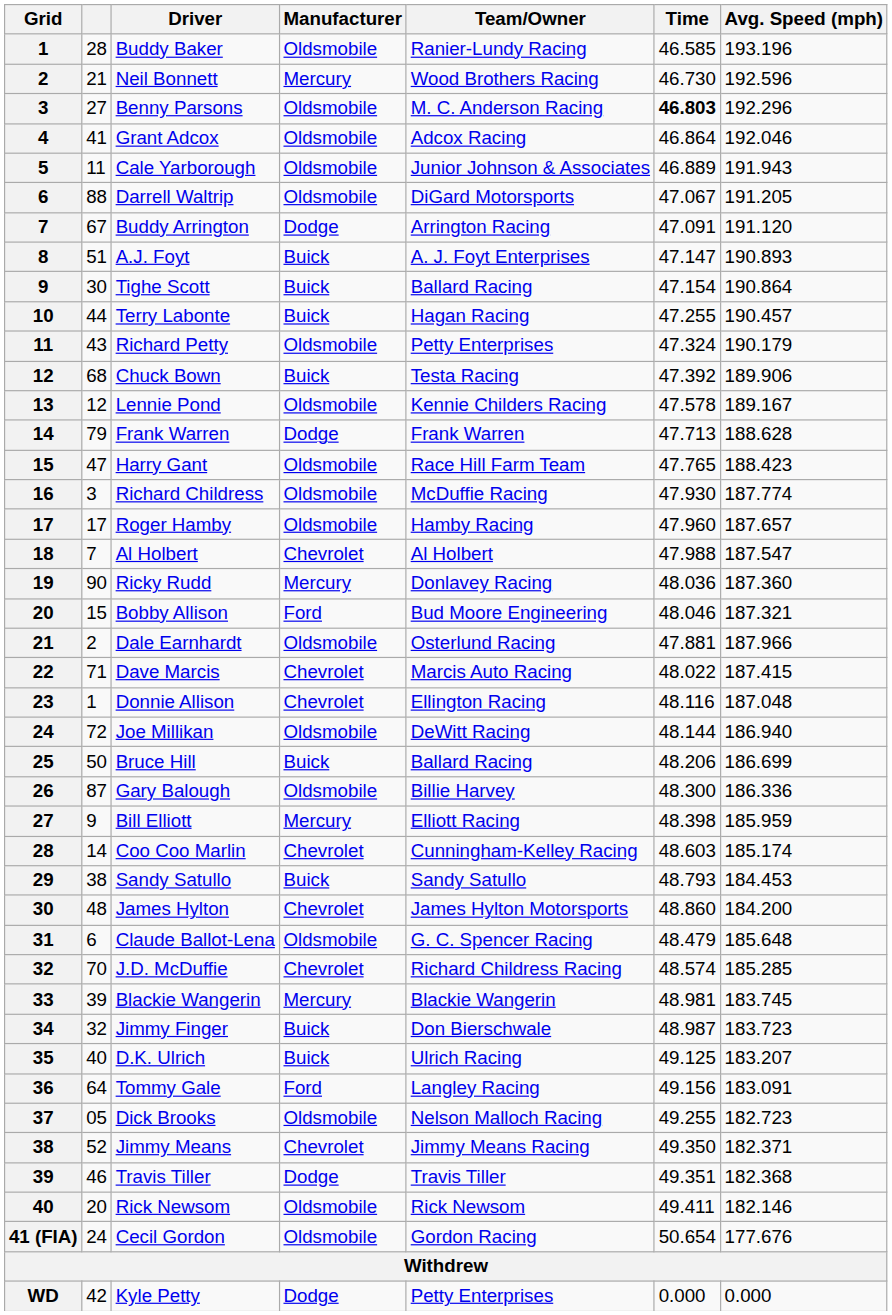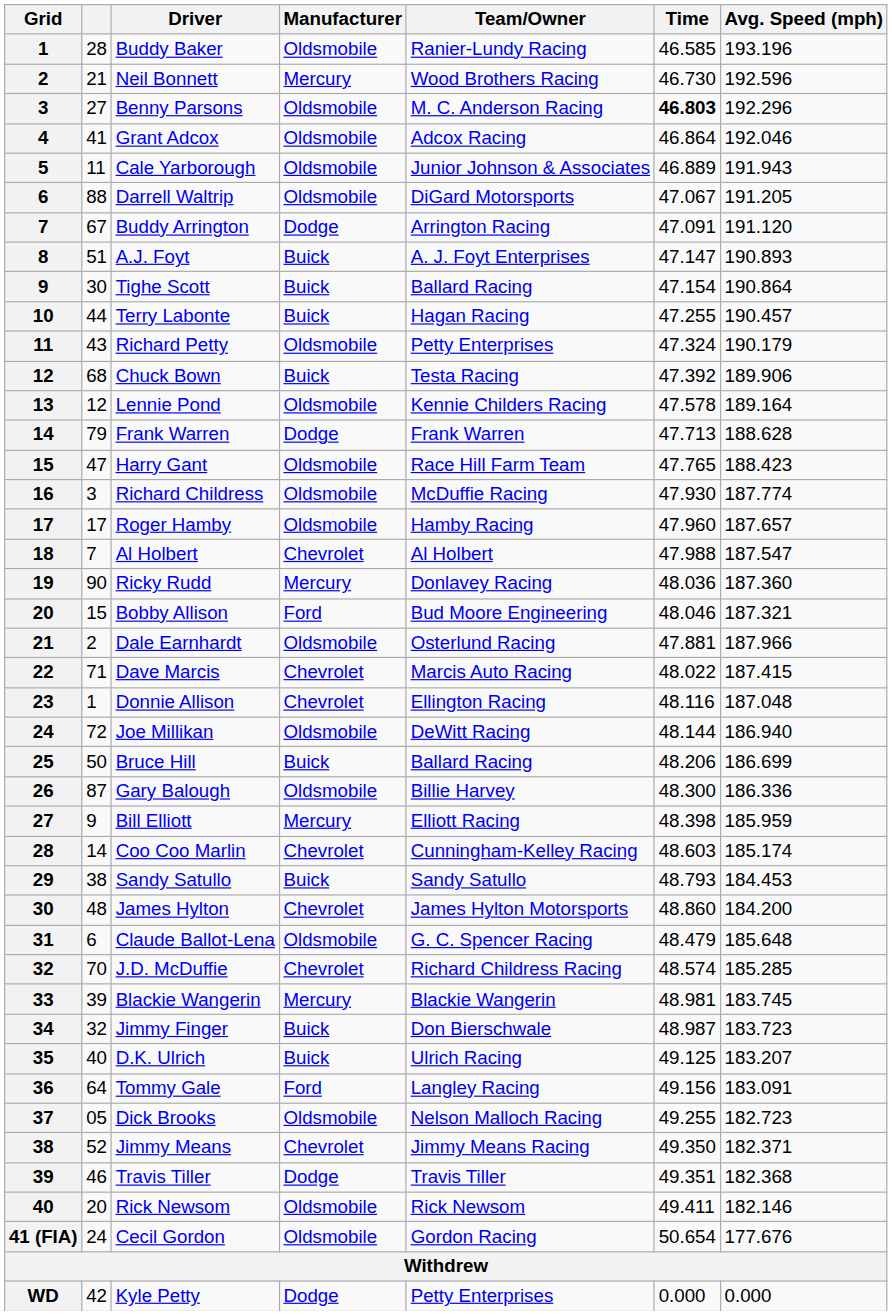(758, 405) 189.167 -> (758, 405) 189.164
